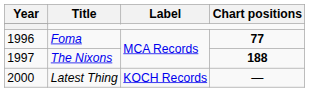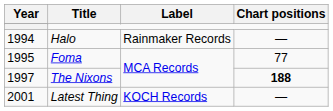+ row: (63, 39)
(21, 39) 1996 -> (21, 58) 1995
(257, 39) bold -> (281, 58) normal
(21, 77) 2000 -> (21, 96) 2001
